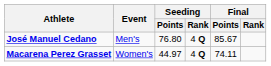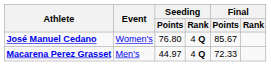(127, 40) Men's -> (134, 40) Women's
(134, 54) Women's -> (127, 54) Men's
(226, 54) 74.11 -> (226, 54) 72.33
